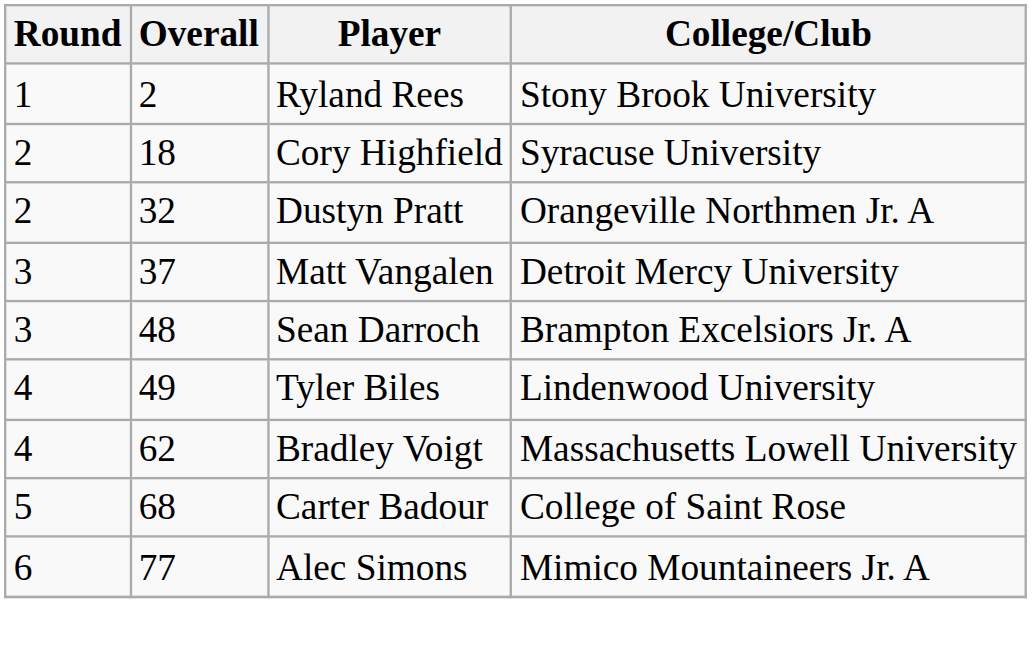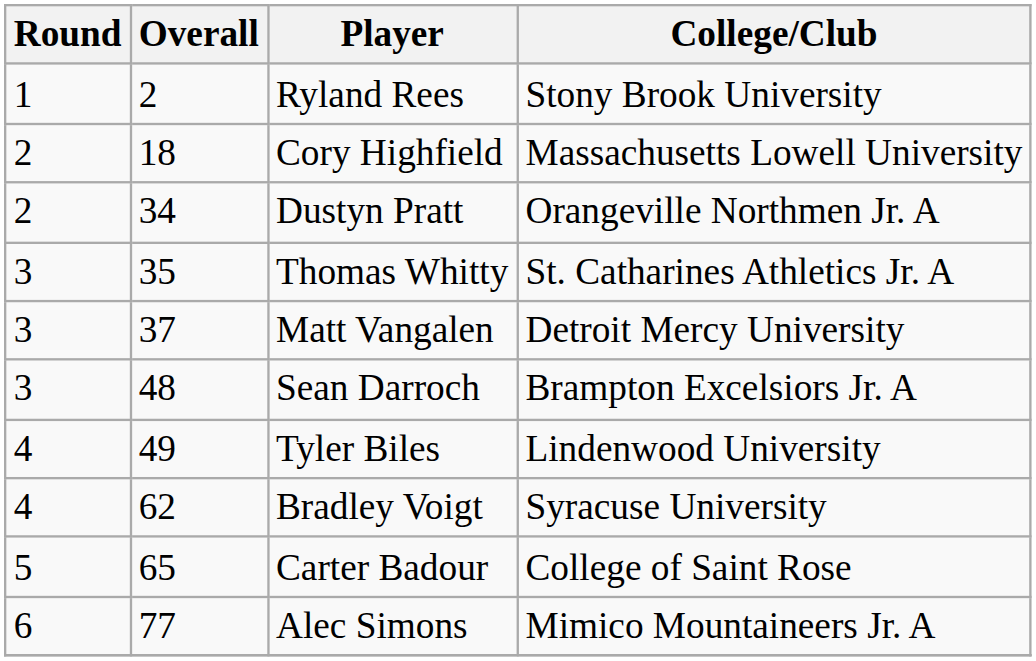(671, 152) Syracuse University -> (774, 152) Massachusetts Lowell University
(157, 211) 32 -> (157, 211) 34
+ row: (392, 270)
(768, 447) Massachusetts Lowell University -> (676, 507) Syracuse University
(157, 507) 68 -> (157, 566) 65
